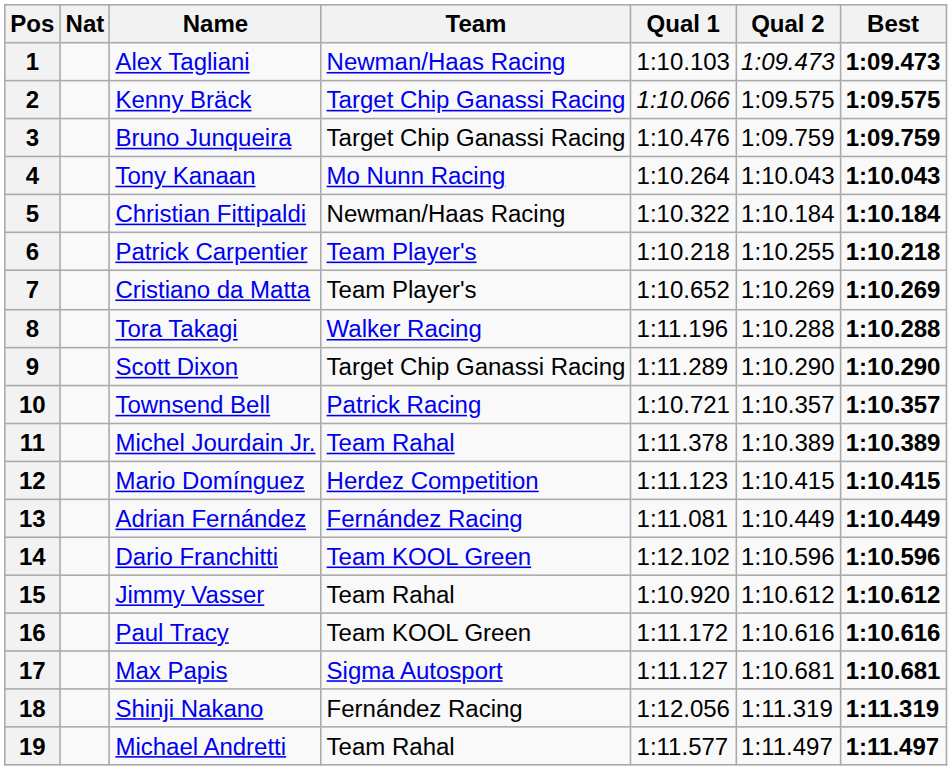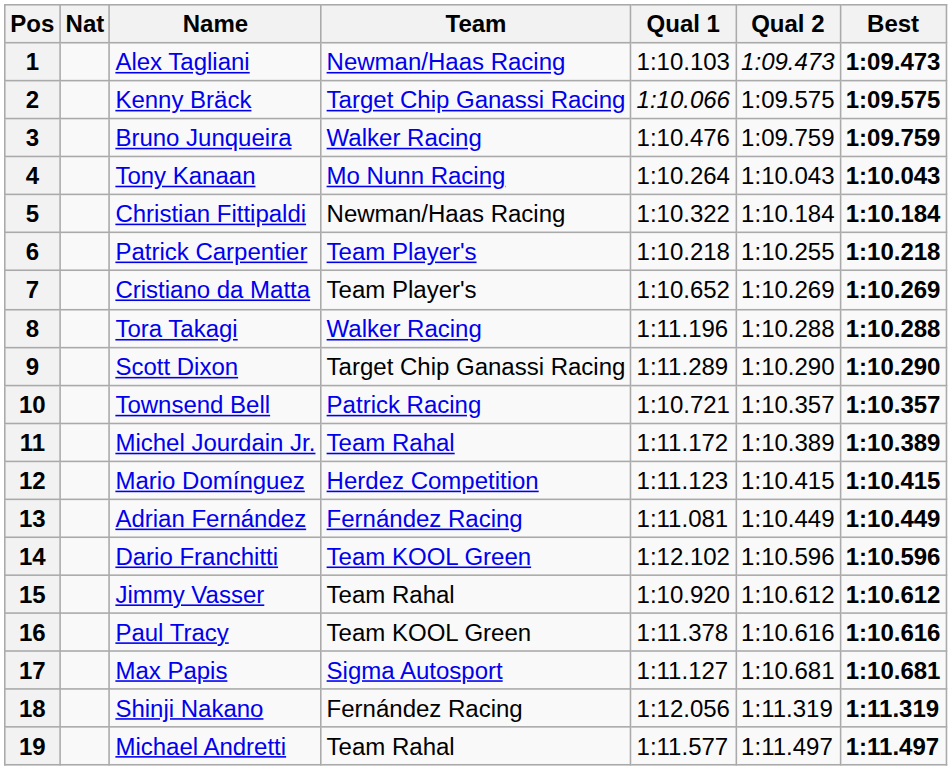(476, 138) Target Chip Ganassi Racing -> (404, 138) Walker Racing
(682, 442) 1:11.378 -> (682, 442) 1:11.172
(682, 632) 1:11.172 -> (682, 632) 1:11.378
